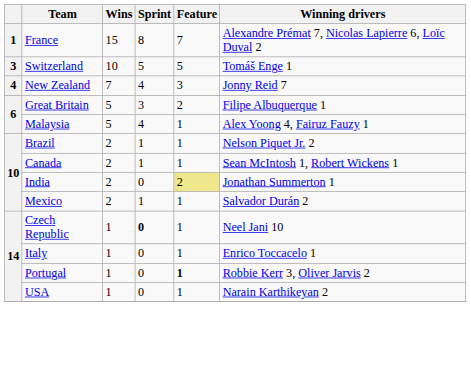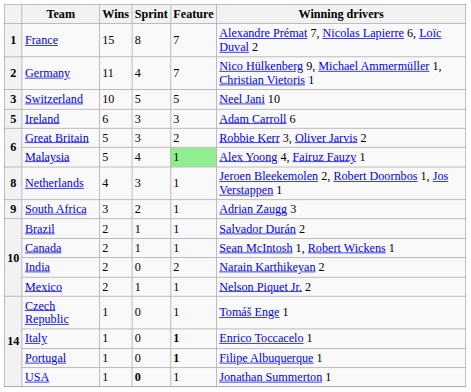+ row: (48, 73)
(257, 66) Tomáš Enge 1 -> (250, 99) Neel Jani 10
- row: (58, 85)
+ row: (42, 118)
(274, 104) Filipe Albuquerque 1 -> (293, 137) Robbie Kerr 3, Oliver Jarvis 2
(180, 124) no background -> (176, 157) lightgreen background
+ row: (54, 183)
+ row: (56, 209)
(269, 143) Nelson Piquet Jr. 2 -> (262, 228) Salvador Durán 2
(180, 182) khaki background -> (176, 267) no background
(279, 182) Jonathan Summerton 1 -> (272, 267) Narain Karthikeyan 2
(266, 201) Salvador Durán 2 -> (265, 286) Nelson Piquet Jr. 2
(141, 227) bold -> (138, 312) normal
(253, 227) Neel Jani 10 -> (254, 312) Tomáš Enge 1
(180, 253) normal -> (176, 338) bold
(296, 272) Robbie Kerr 3, Oliver Jarvis 2 -> (271, 358) Filipe Albuquerque 1
(141, 292) normal -> (138, 377) bold
(275, 292) Narain Karthikeyan 2 -> (275, 377) Jonathan Summerton 1
